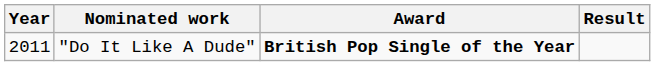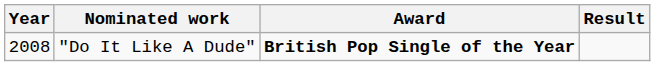(30, 47) 2011 -> (30, 47) 2008
